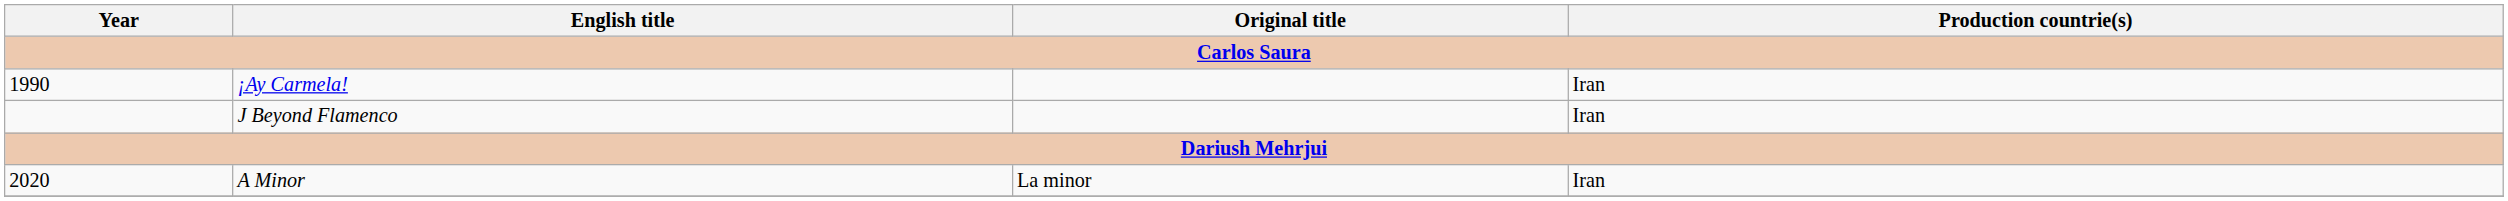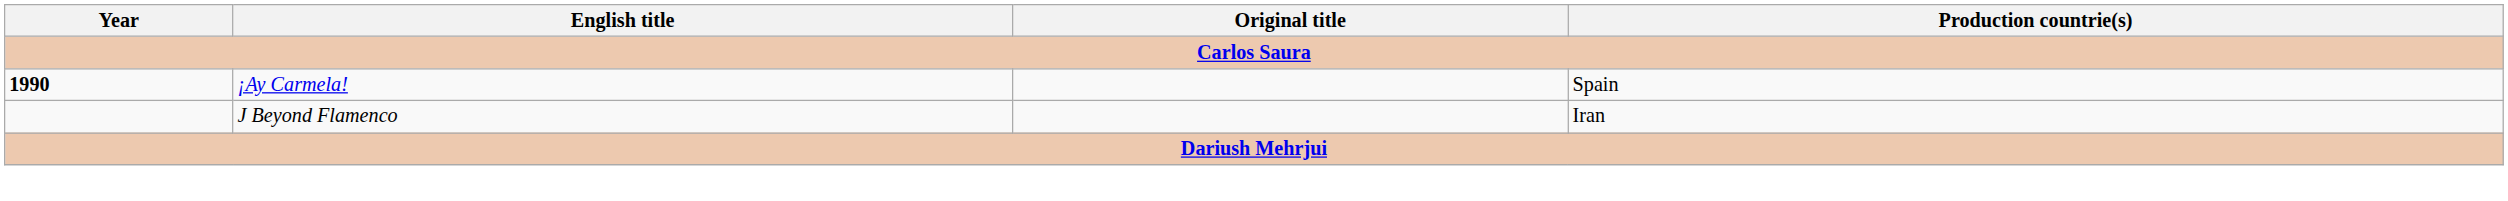(29, 84) normal -> (29, 84) bold
(1589, 84) Iran -> (1596, 84) Spain
- row: (271, 180)
